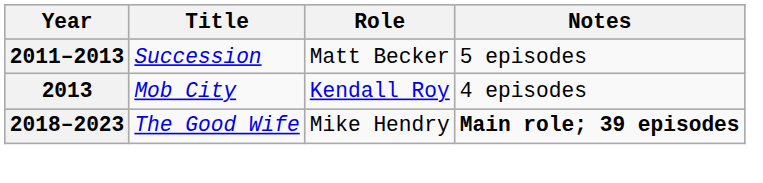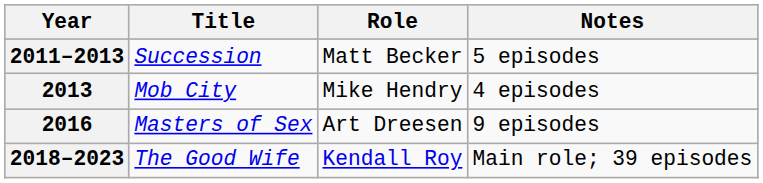(380, 91) Kendall Roy -> (392, 91) Mike Hendry
+ row: (67, 126)
(380, 126) Mike Hendry -> (392, 160) Kendall Roy
(600, 126) bold -> (612, 160) normal
